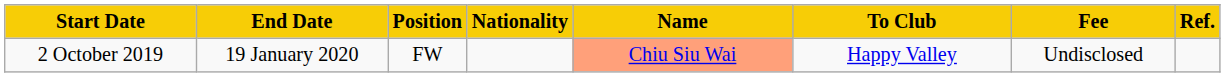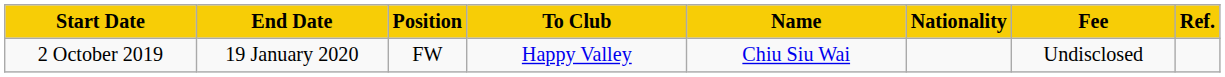columns swapped: (520, 21) <-> (902, 21)
(682, 54) lightsalmon background -> (796, 54) no background
